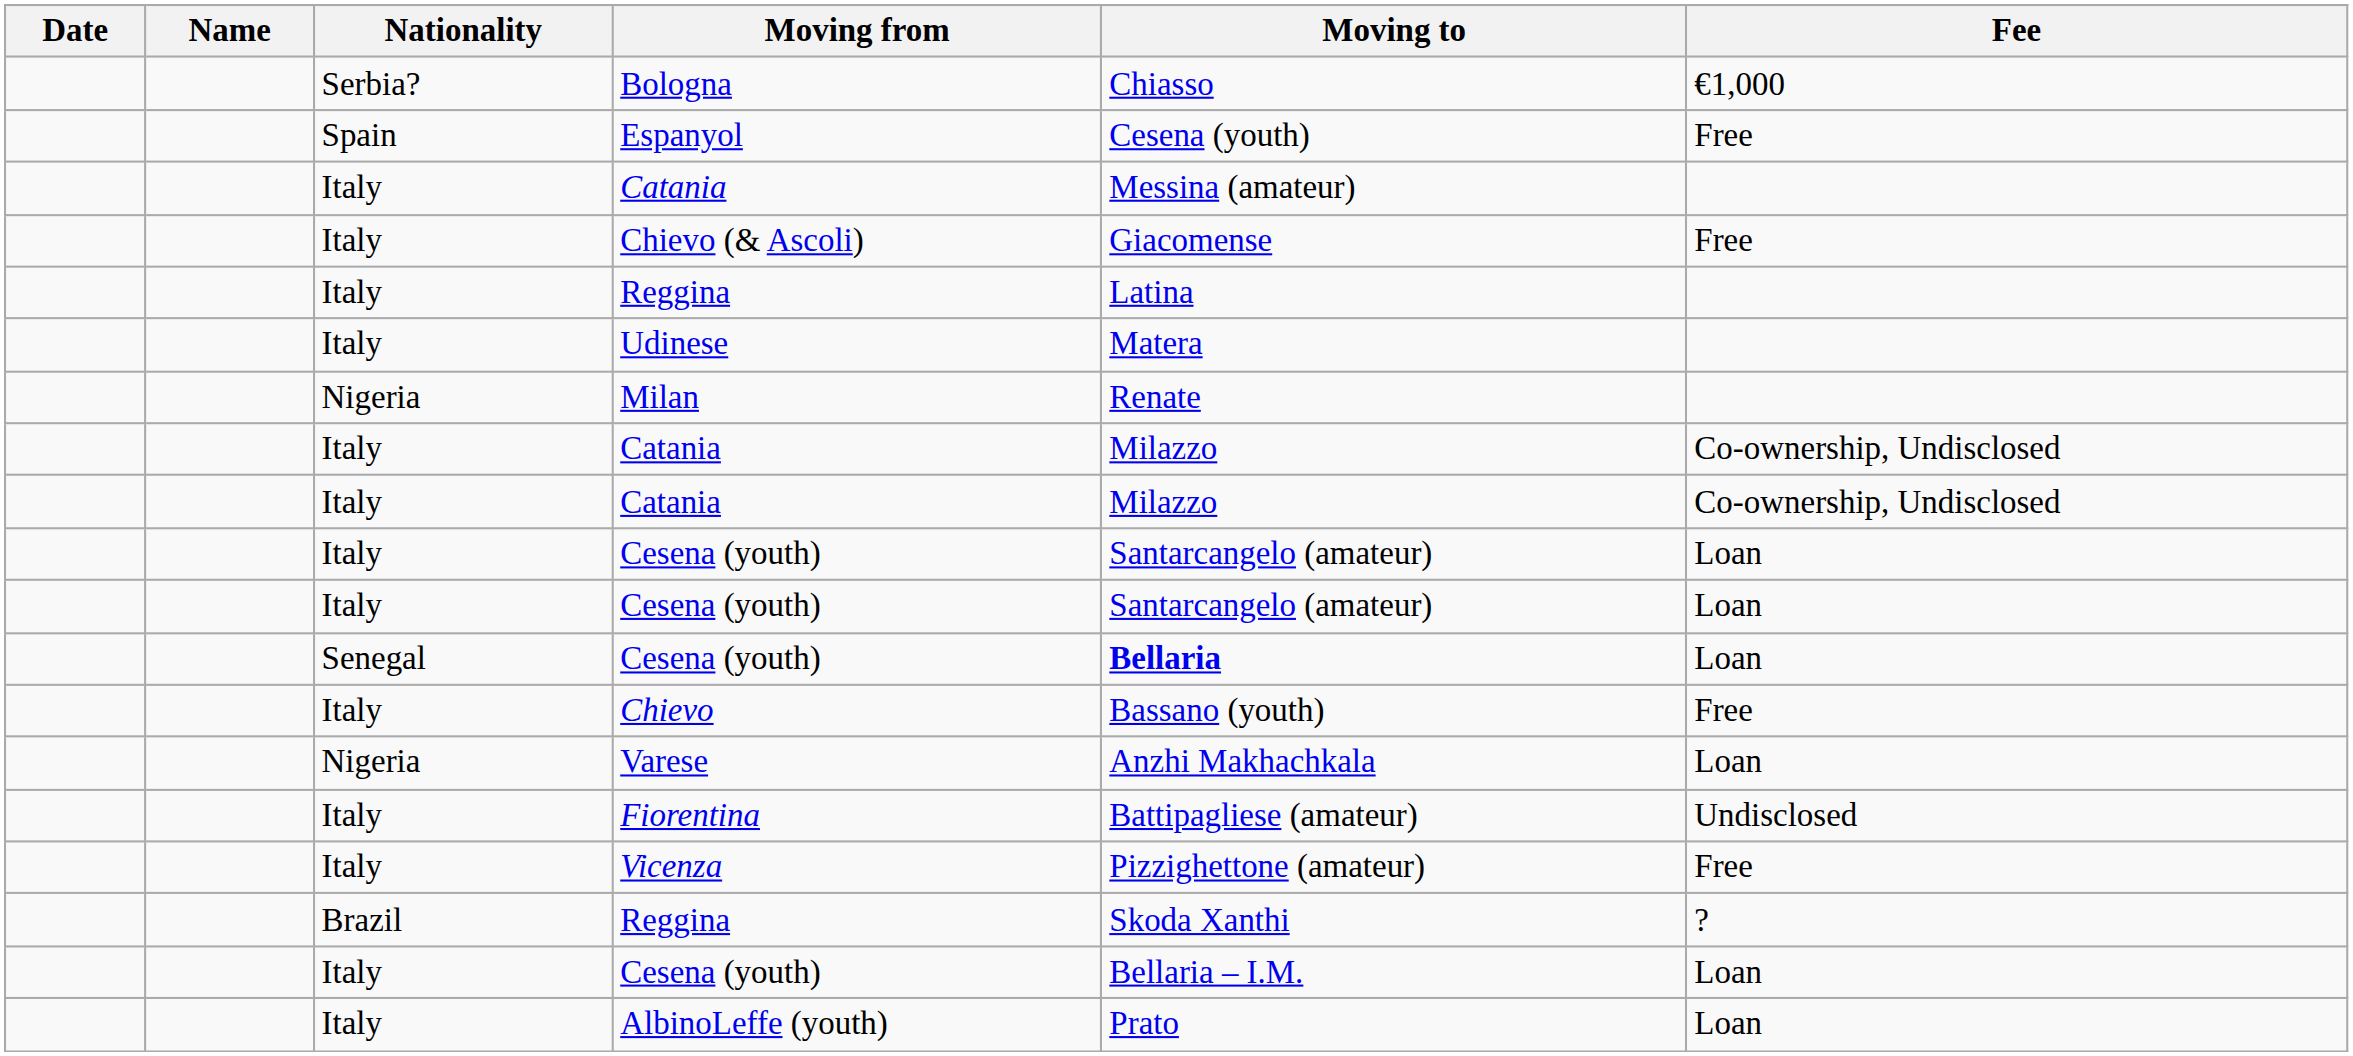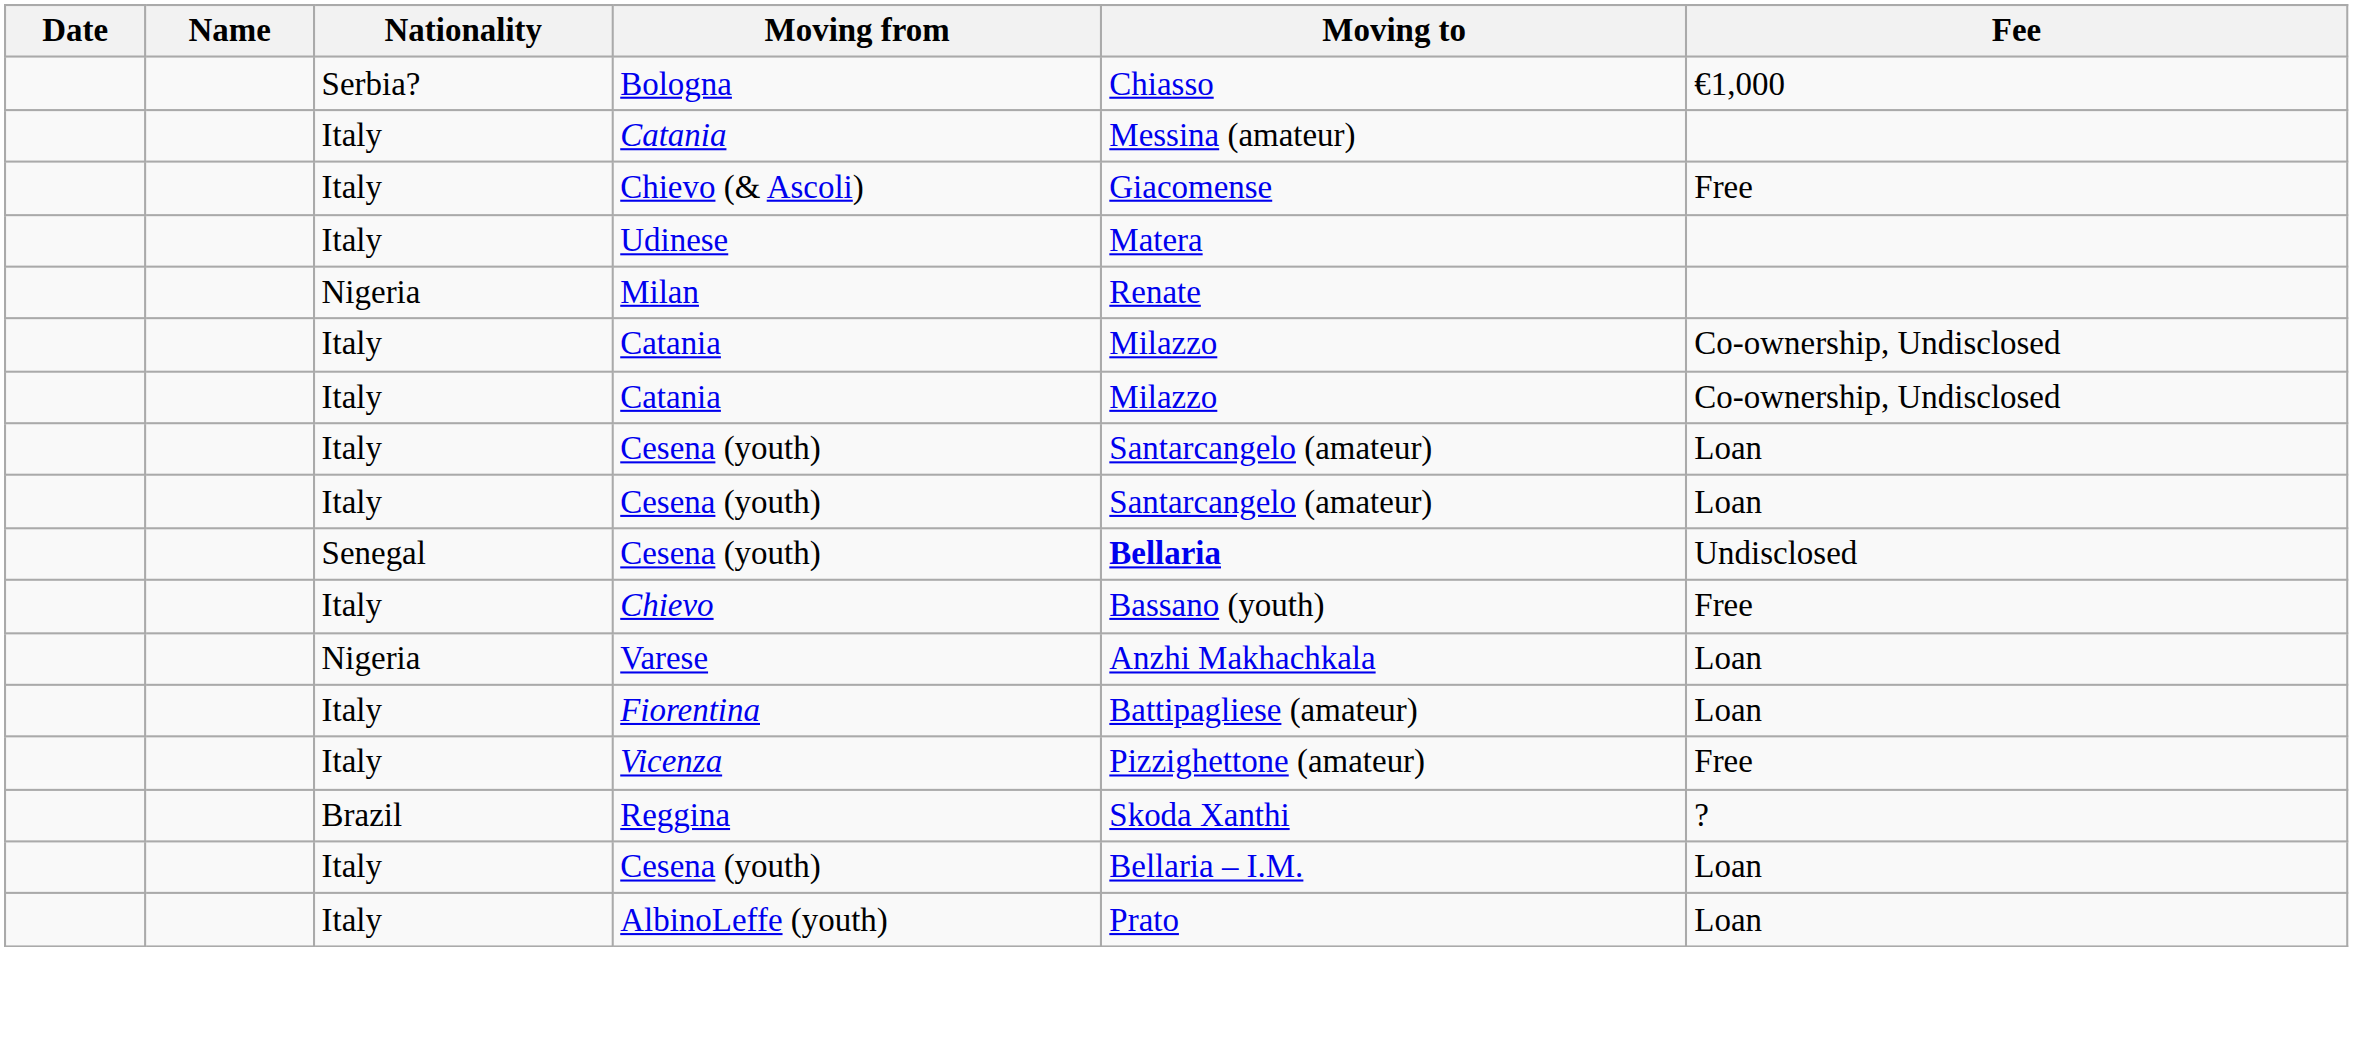- row: (359, 135)
- row: (352, 291)
(1728, 657) Loan -> (1776, 553) Undisclosed
(1776, 814) Undisclosed -> (1728, 710) Loan
